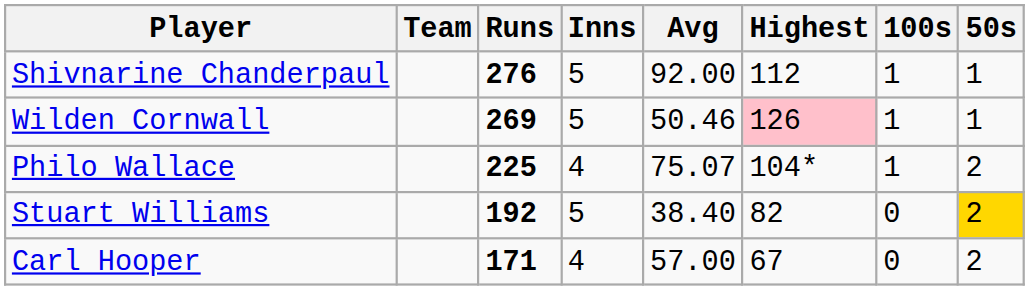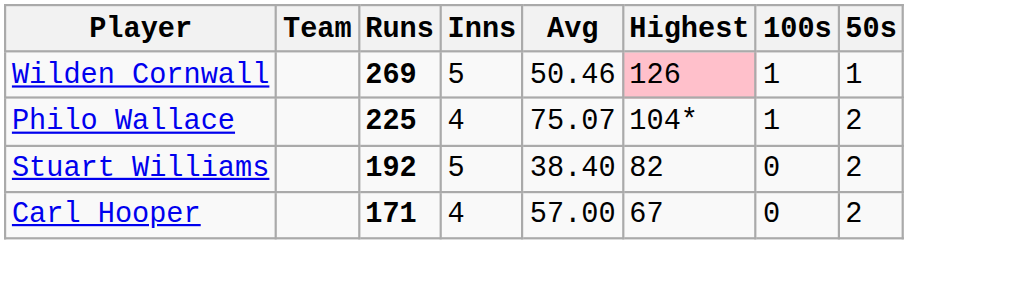- row: (201, 75)
(974, 215) gold background -> (854, 168) no background
